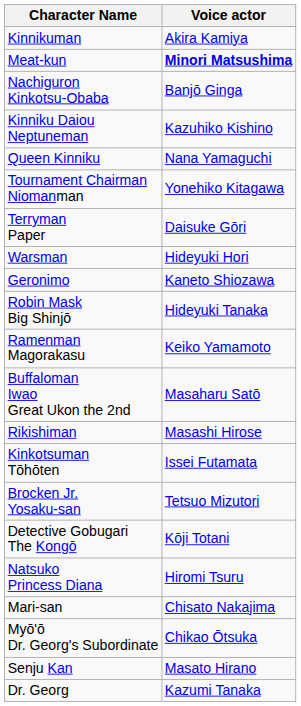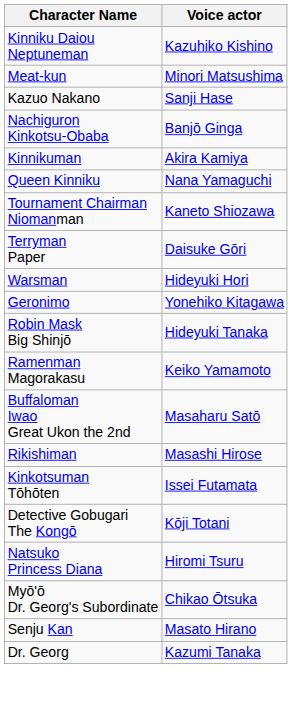rows swapped: (44, 37) <-> (51, 128)
(229, 60) bold -> (224, 76) normal
+ row: (54, 98)
(224, 189) Yonehiko Kitagawa -> (220, 211) Kaneto Shiozawa
(220, 279) Kaneto Shiozawa -> (224, 302) Yonehiko Kitagawa
- row: (44, 501)
- row: (35, 607)
